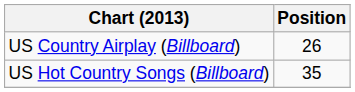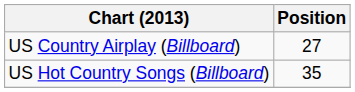(312, 45) 26 -> (312, 45) 27
